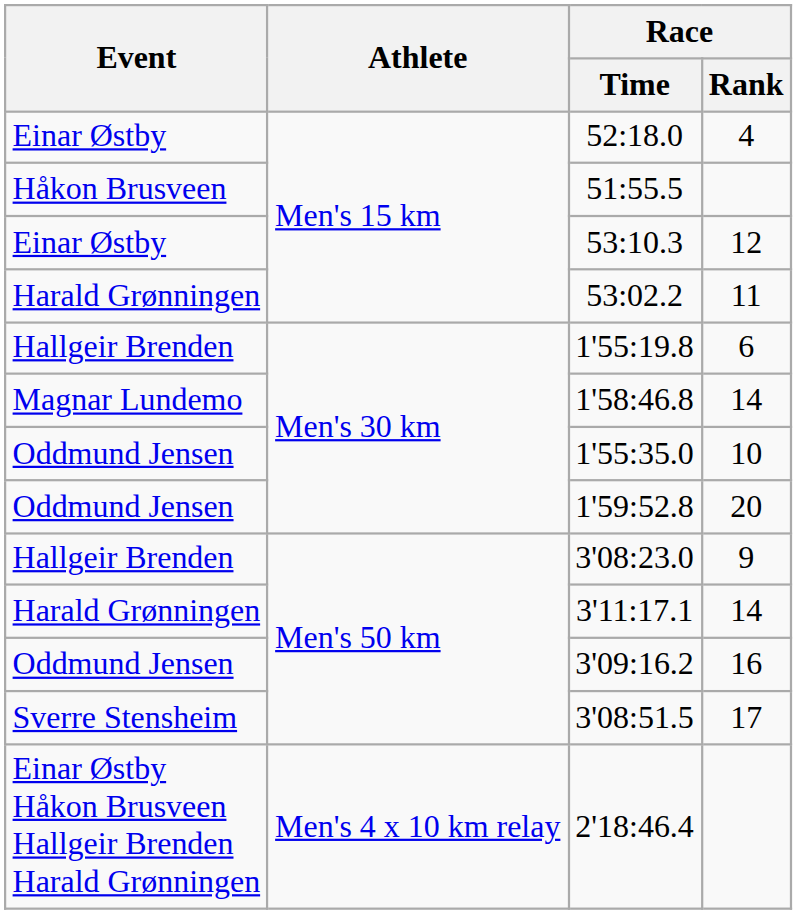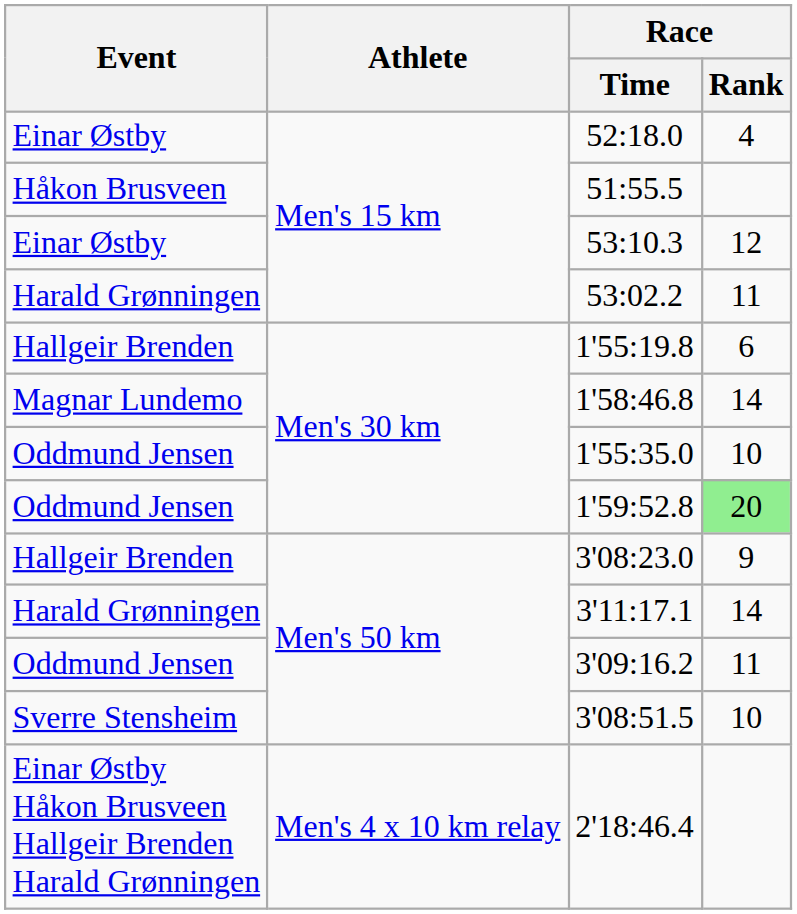(746, 505) no background -> (746, 505) lightgreen background
(746, 663) 16 -> (746, 663) 11
(746, 716) 17 -> (746, 716) 10
